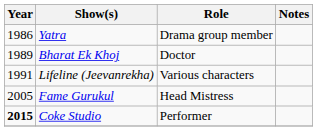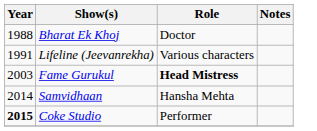- row: (52, 34)
(20, 55) 1989 -> (20, 34) 1988
(20, 95) 2005 -> (20, 75) 2003
(197, 95) normal -> (199, 75) bold
+ row: (70, 95)
